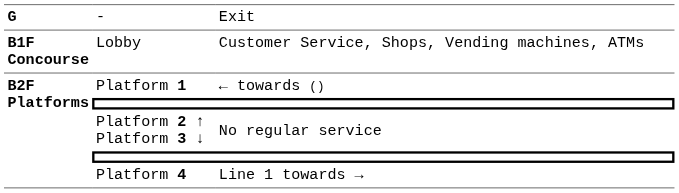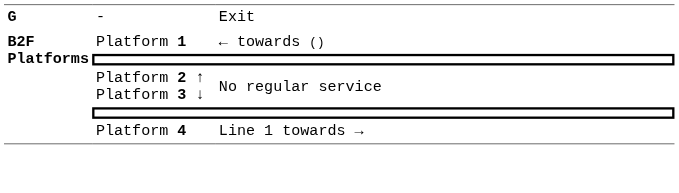- row: (119, 43)
